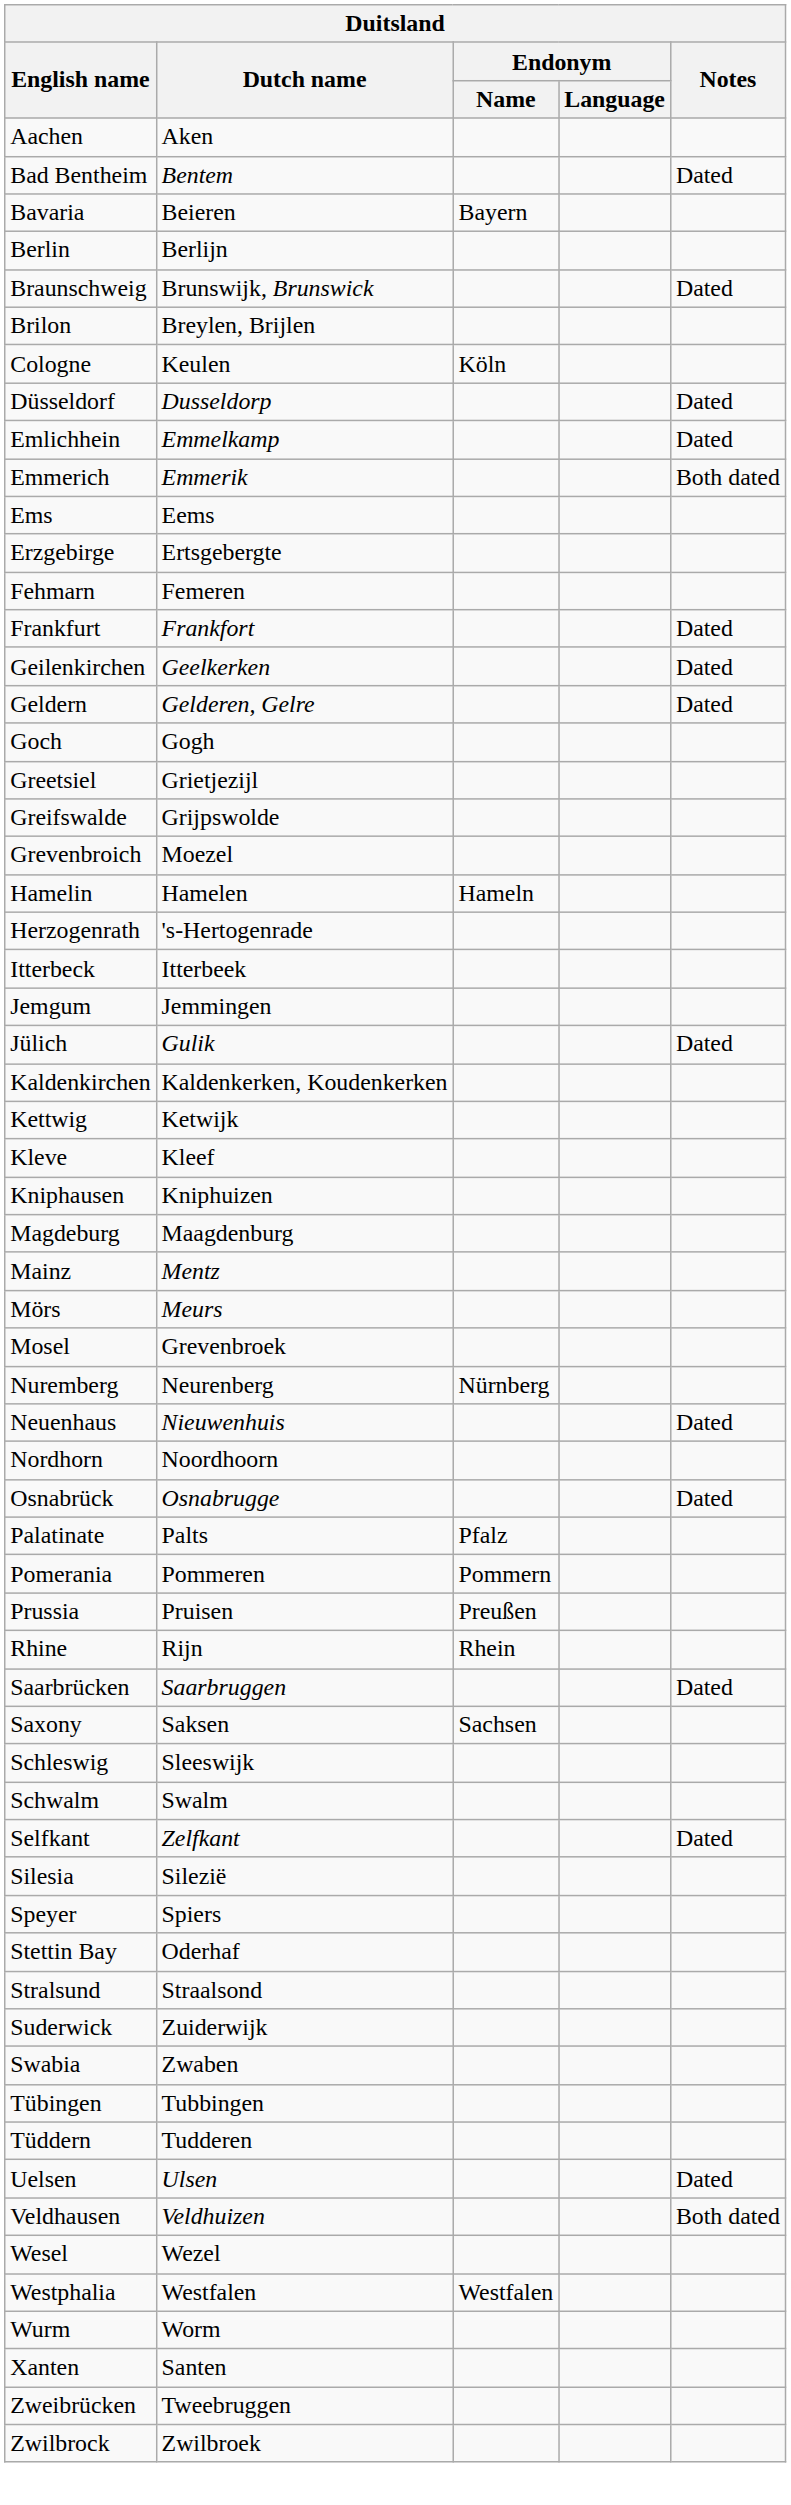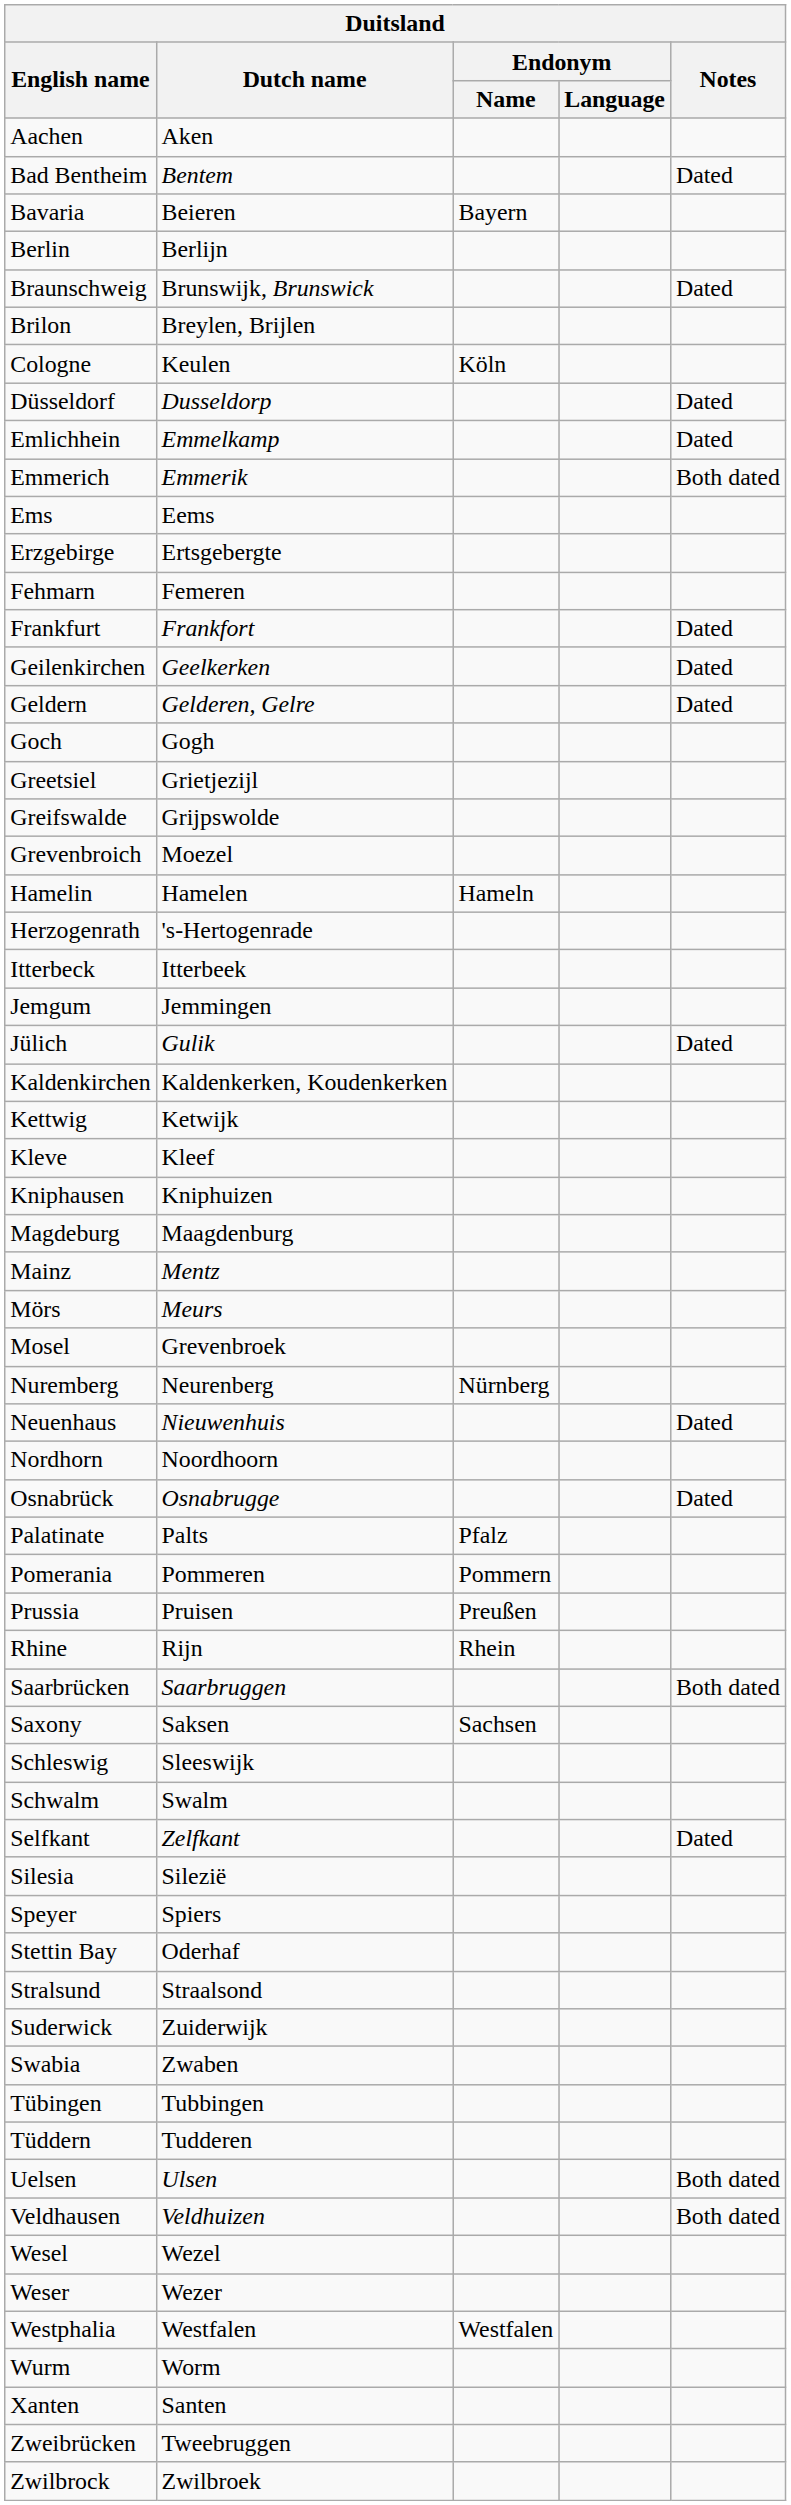(704, 1686) Dated -> (728, 1686) Both dated
(704, 2178) Dated -> (728, 2178) Both dated
+ row: (40, 2291)
